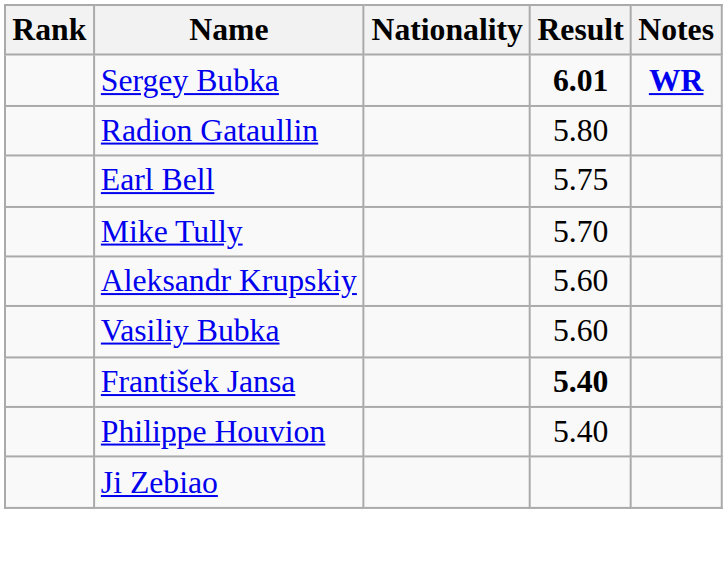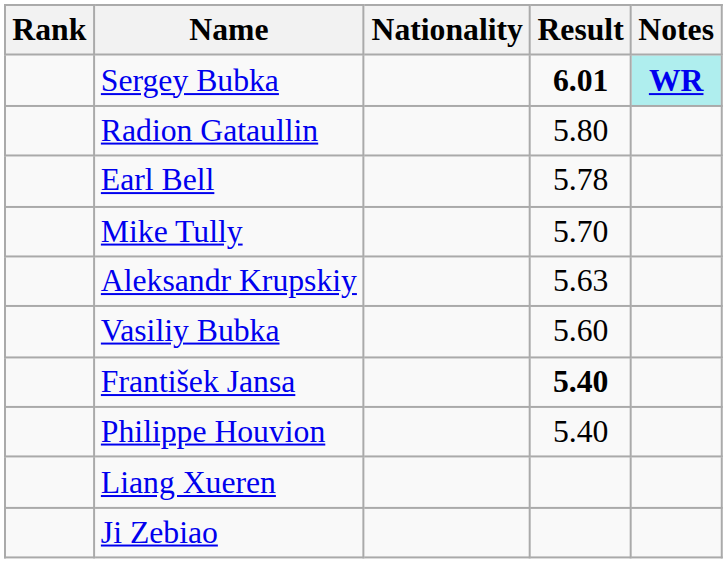(676, 79) no background -> (676, 79) paleturquoise background
(581, 180) 5.75 -> (581, 180) 5.78
(581, 280) 5.60 -> (581, 280) 5.63
+ row: (188, 481)
